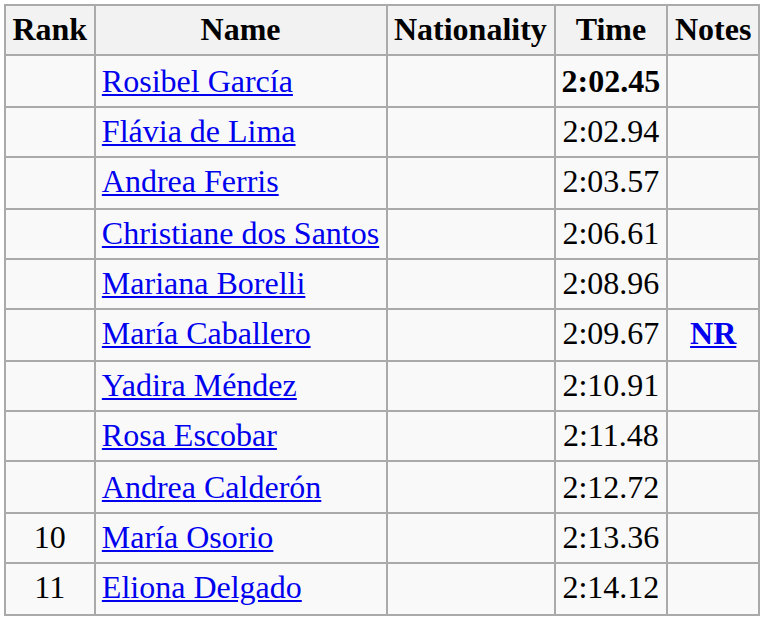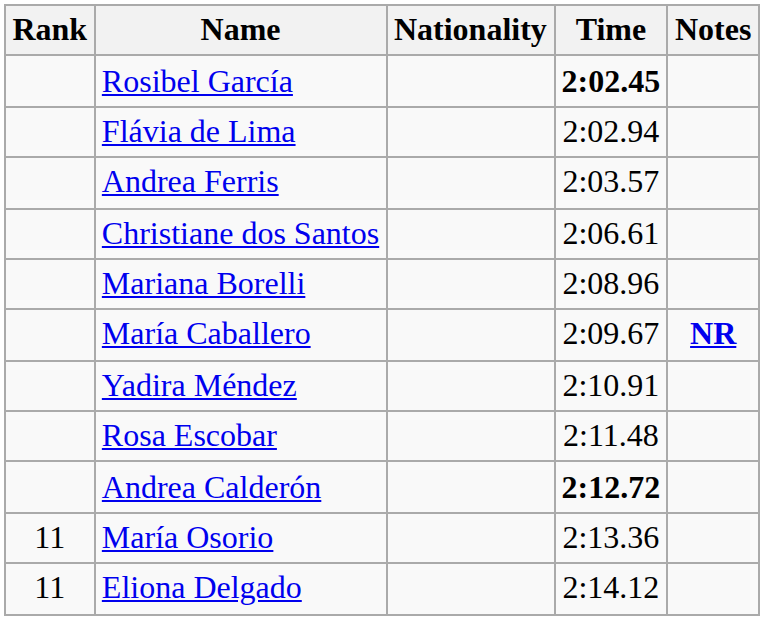(611, 486) normal -> (611, 486) bold
(50, 537) 10 -> (50, 537) 11
